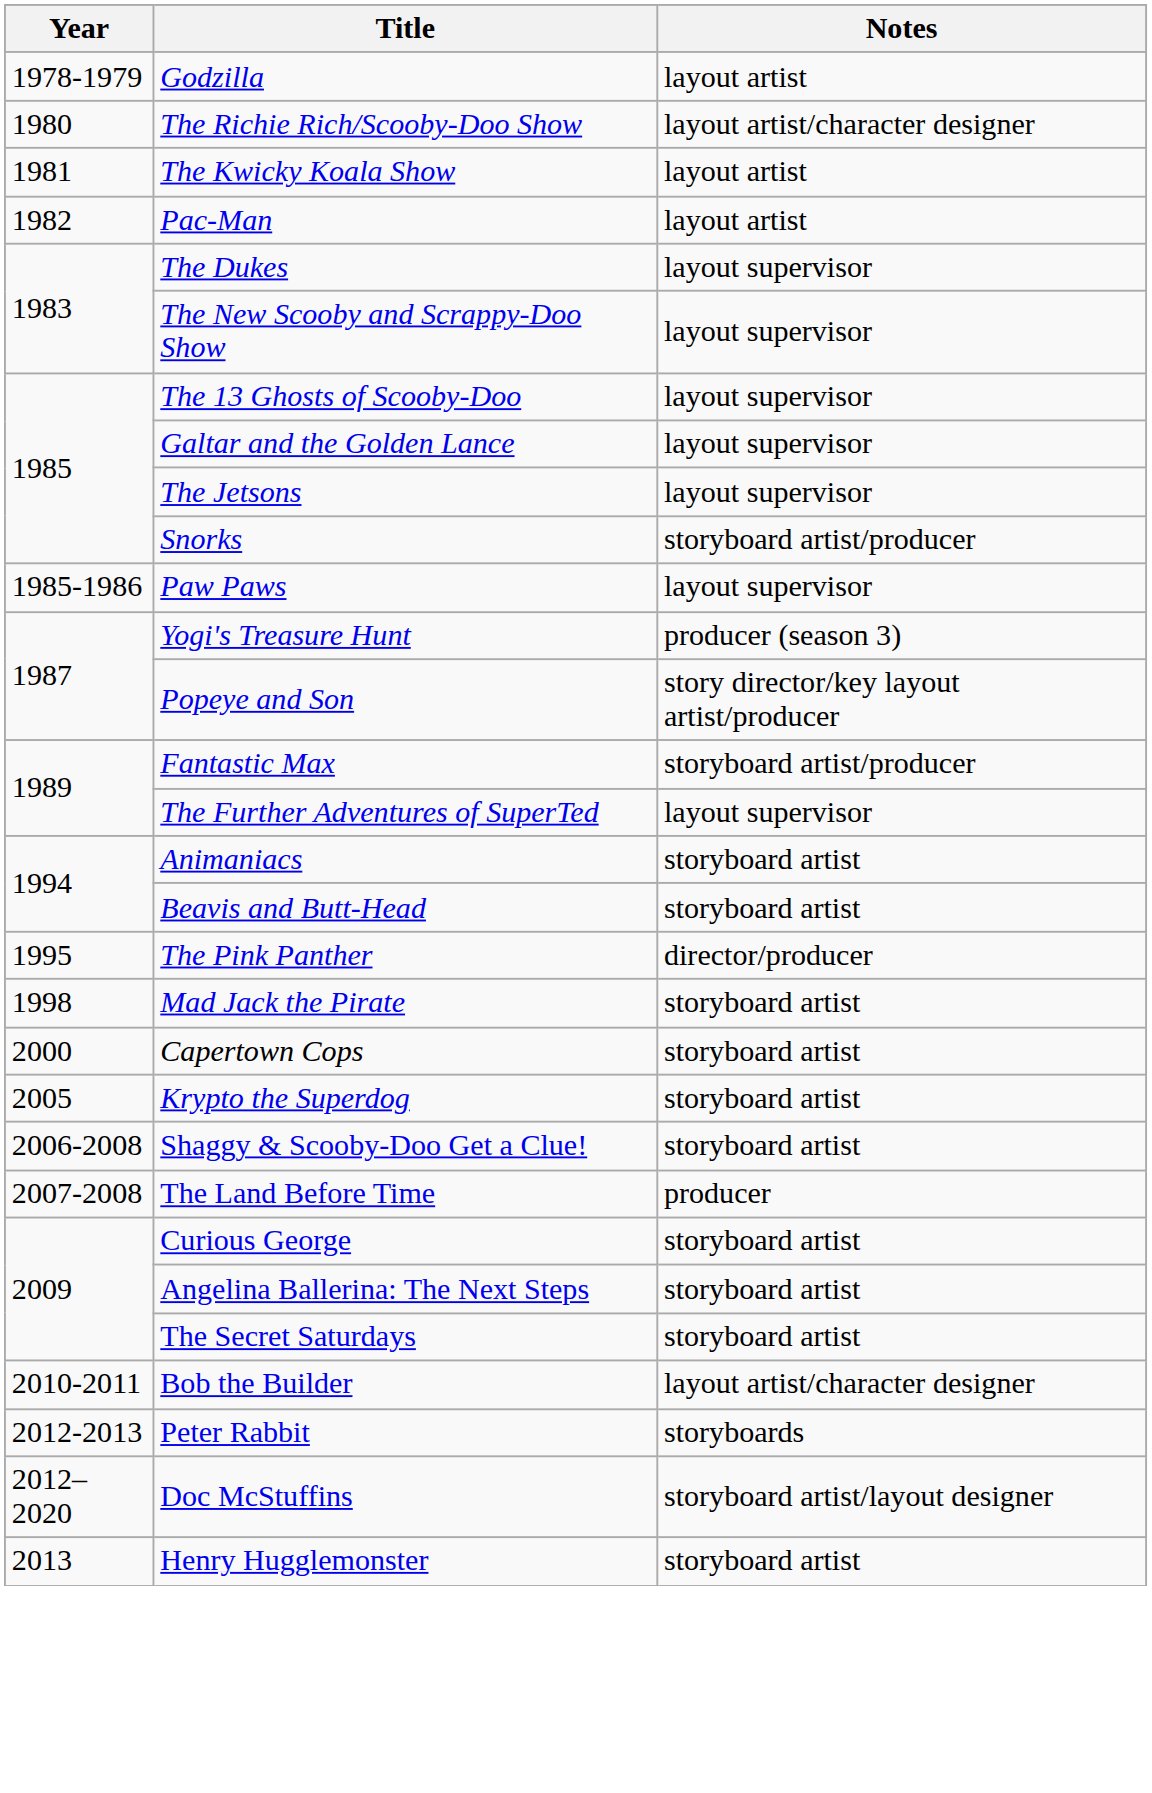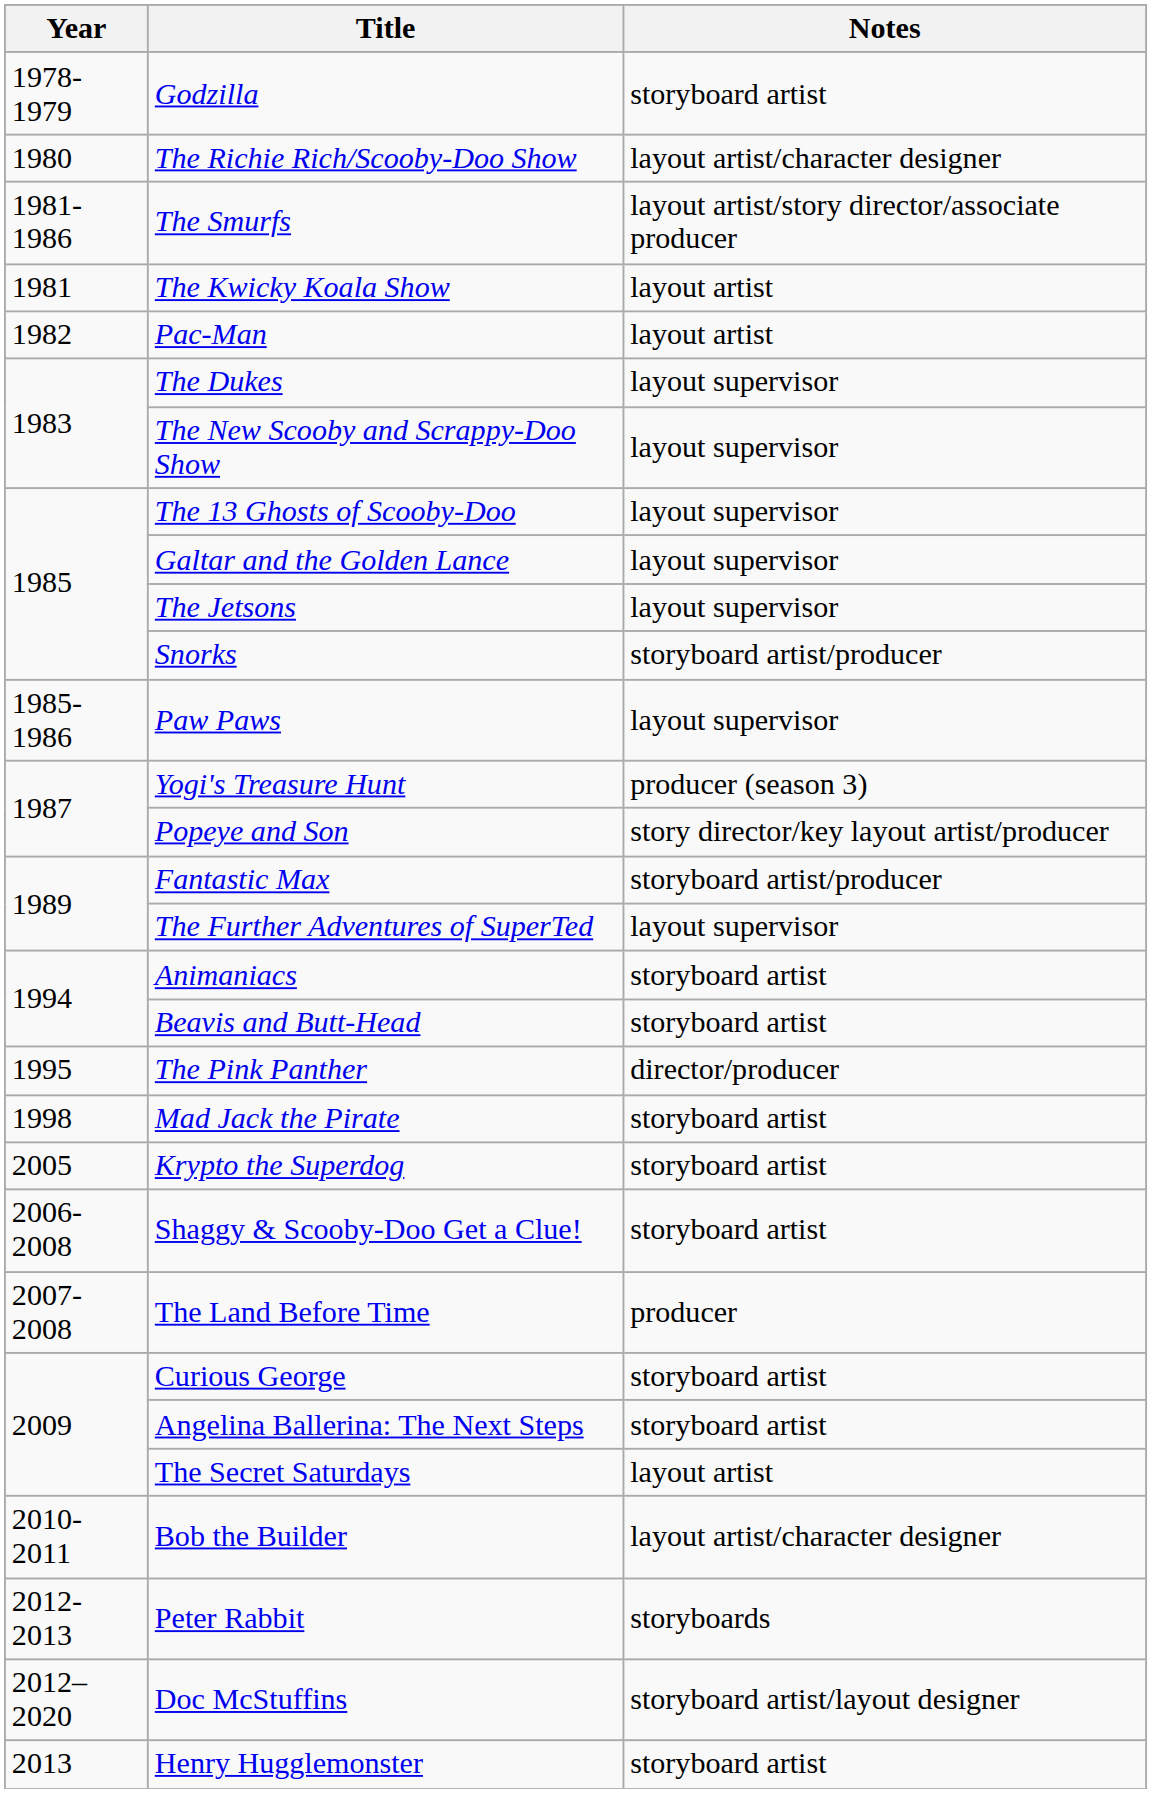(735, 76) layout artist -> (728, 92) storyboard artist
+ row: (223, 222)
- row: (262, 1050)
(762, 1336) storyboard artist -> (702, 1471) layout artist
